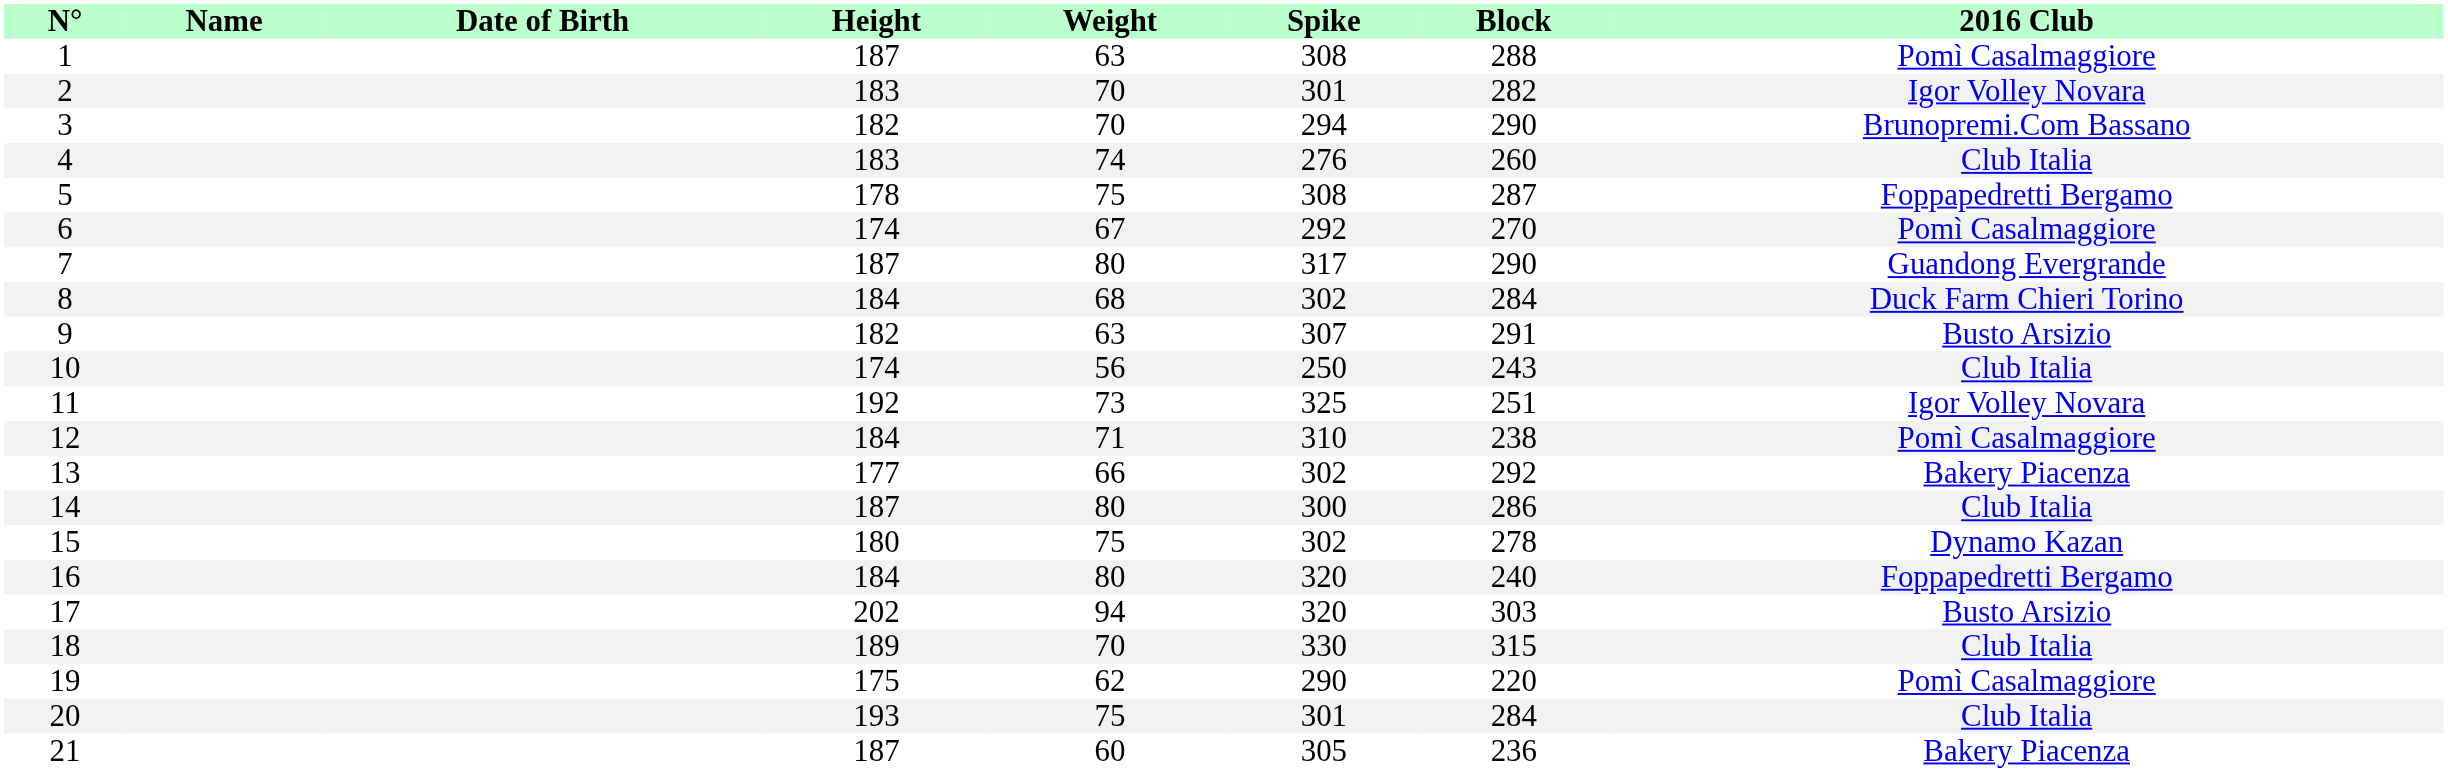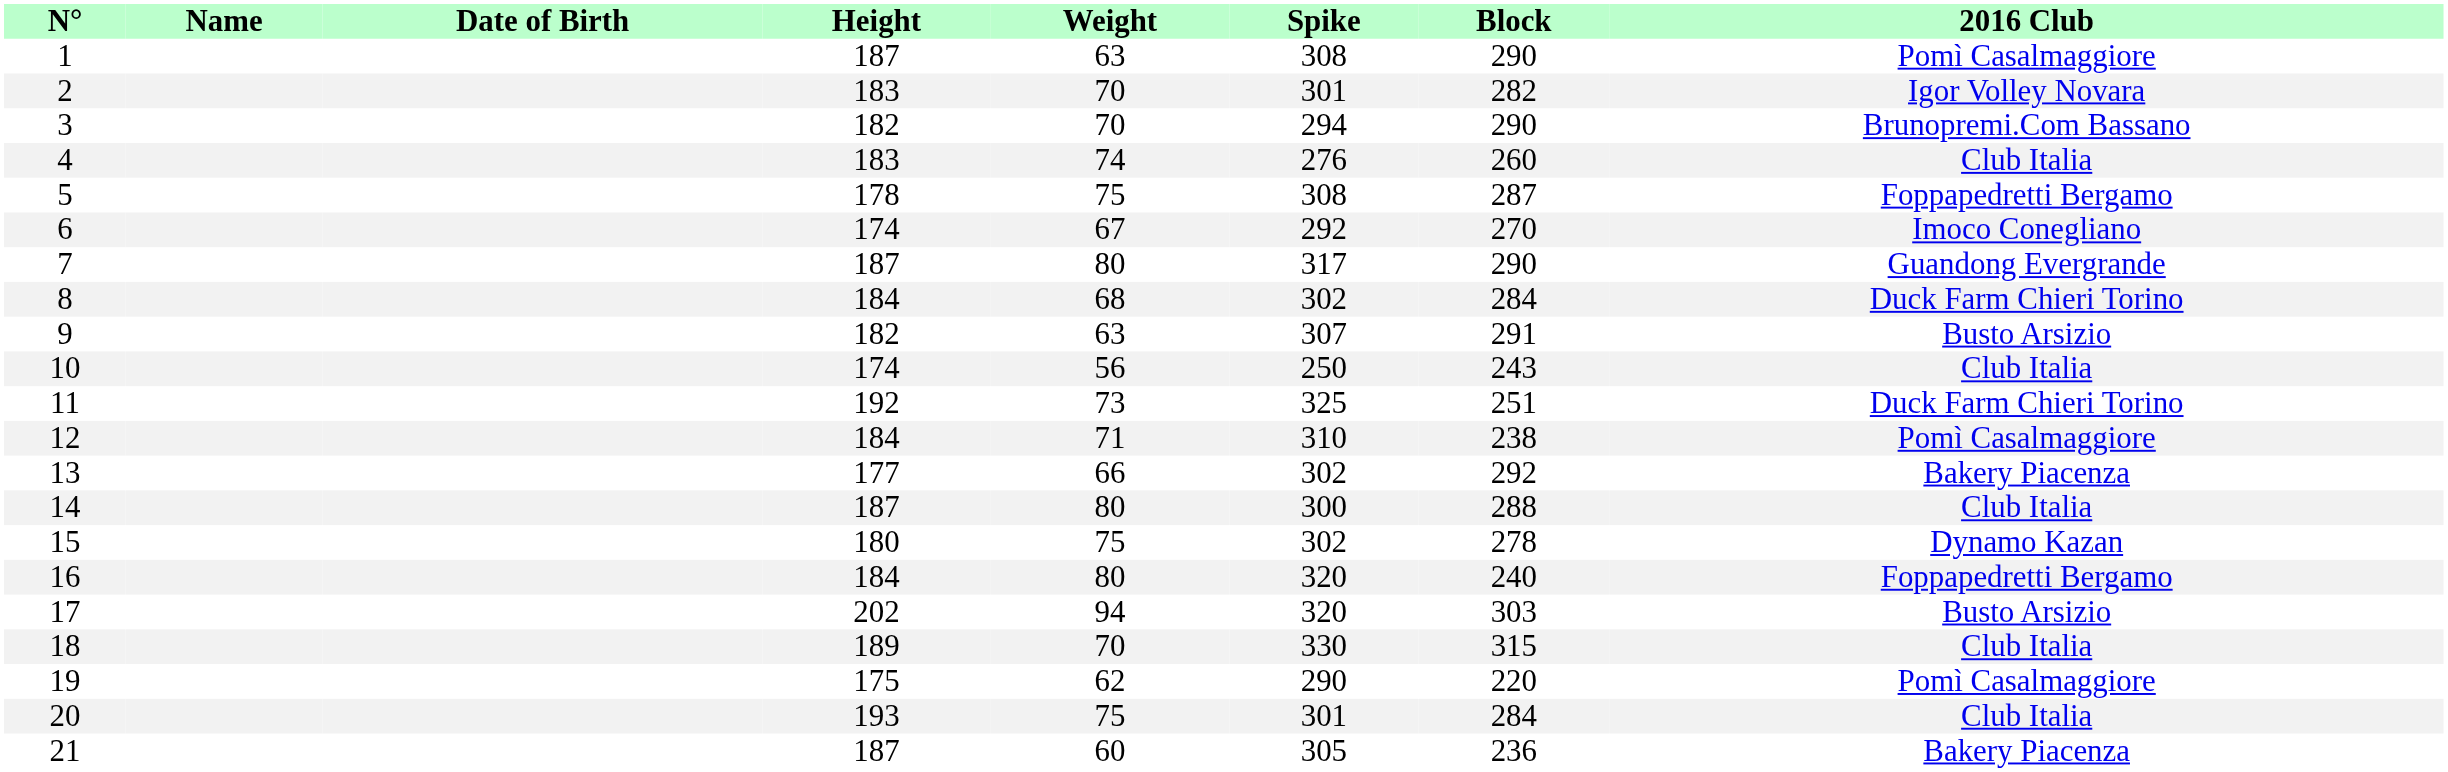(1514, 55) 288 -> (1514, 55) 290
(2027, 229) Pomì Casalmaggiore -> (2027, 229) Imoco Conegliano
(2027, 403) Igor Volley Novara -> (2027, 403) Duck Farm Chieri Torino
(1514, 507) 286 -> (1514, 507) 288
